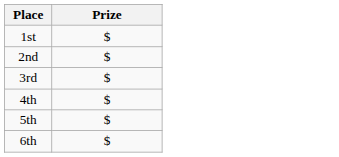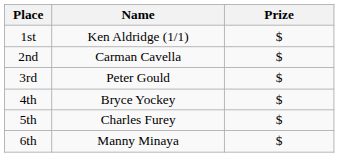+ column: (138, 15)
